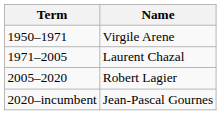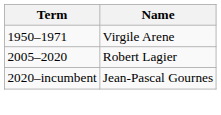- row: (144, 57)
